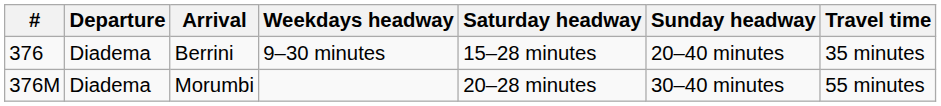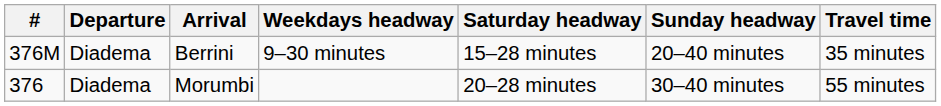(26, 52) 376 -> (35, 52) 376M
(35, 85) 376M -> (26, 85) 376
